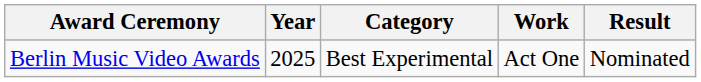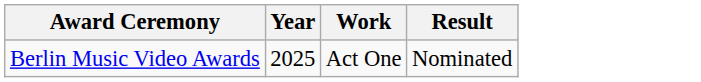- column: (409, 22)
